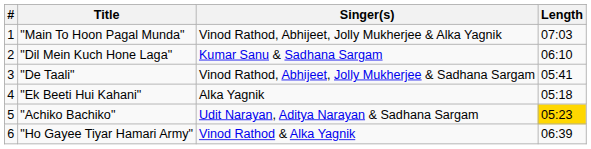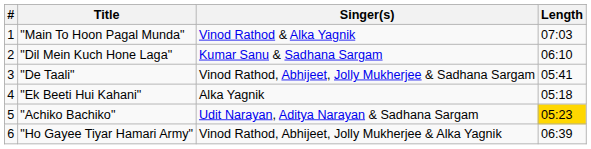(350, 35) Vinod Rathod, Abhijeet, Jolly Mukherjee & Alka Yagnik -> (277, 35) Vinod Rathod & Alka Yagnik
(277, 134) Vinod Rathod & Alka Yagnik -> (350, 134) Vinod Rathod, Abhijeet, Jolly Mukherjee & Alka Yagnik
